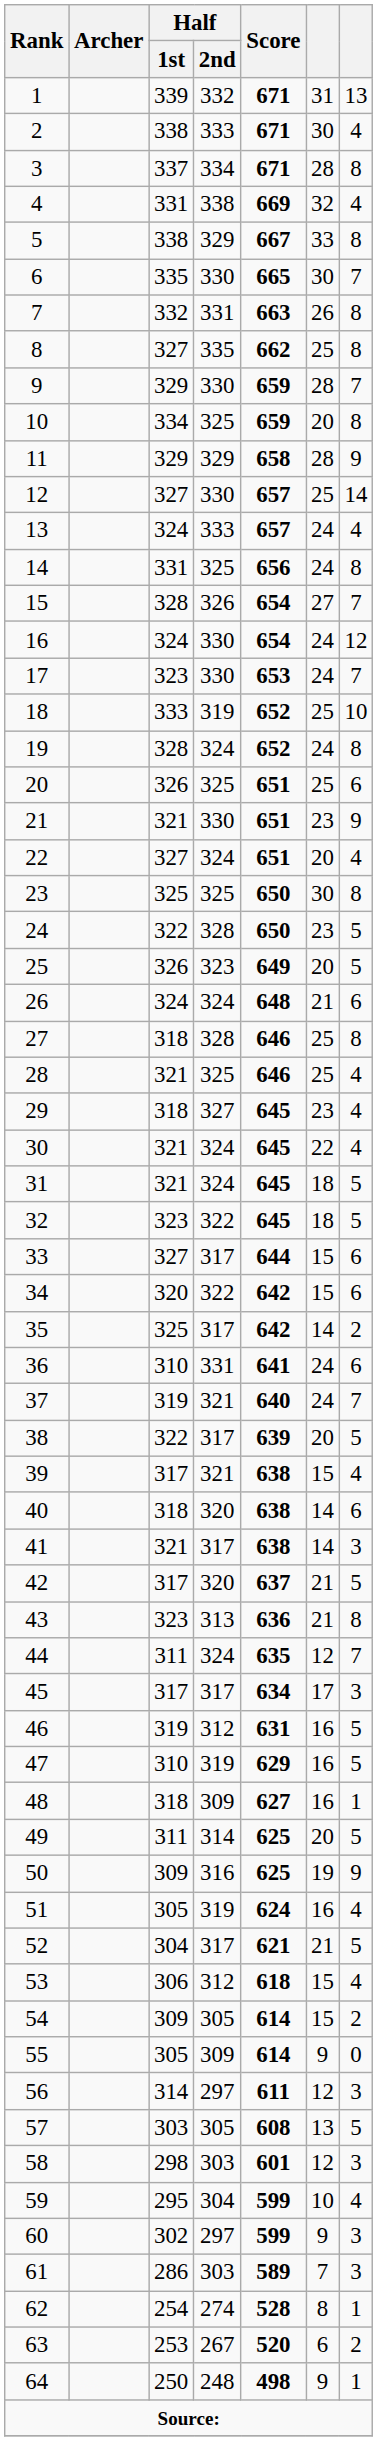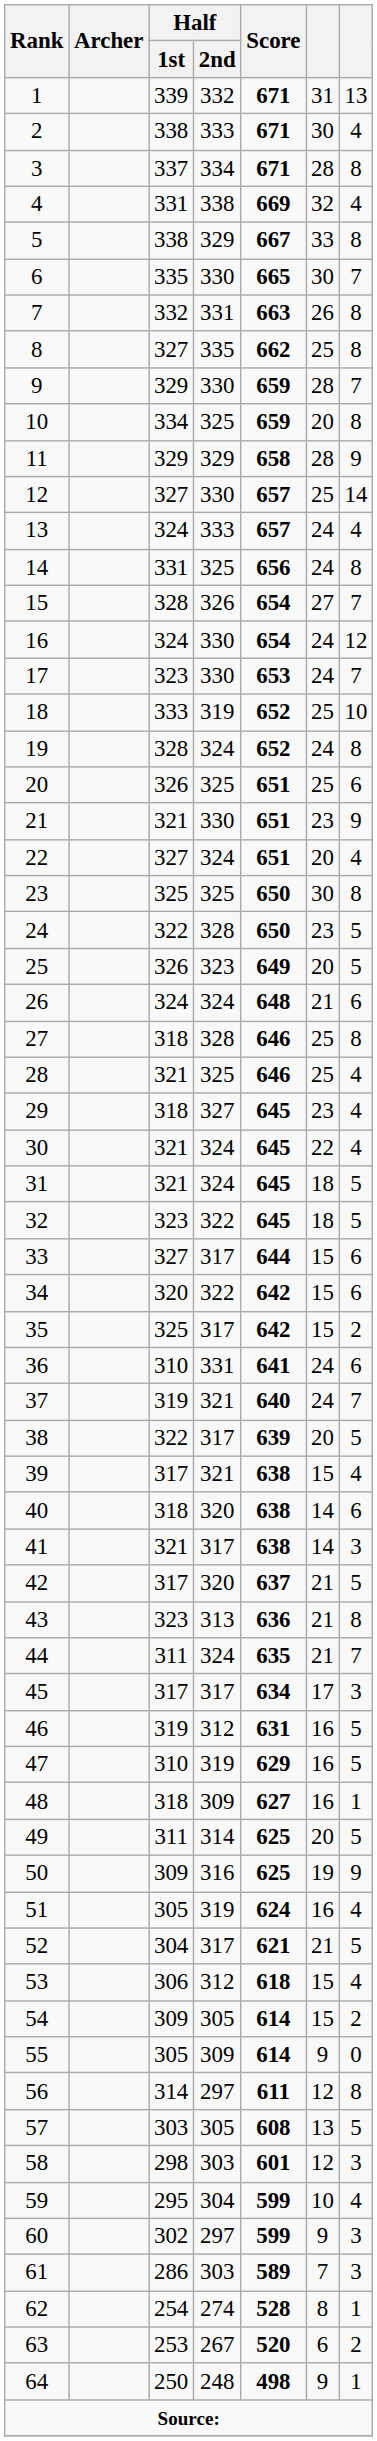(322, 1328) 14 -> (322, 1328) 15
(322, 1655) 12 -> (322, 1655) 21
(356, 2090) 3 -> (356, 2090) 8
